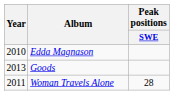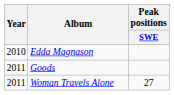(16, 67) 2013 -> (16, 67) 2011
(149, 82) 28 -> (149, 82) 27
